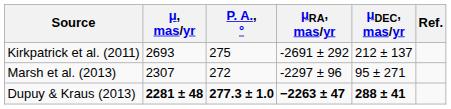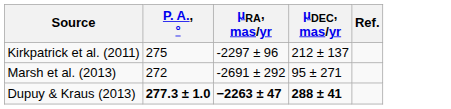- column: (174, 23)
(314, 52) -2691 ± 292 -> (247, 52) -2297 ± 96
(311, 73) -2297 ± 96 -> (251, 73) -2691 ± 292
